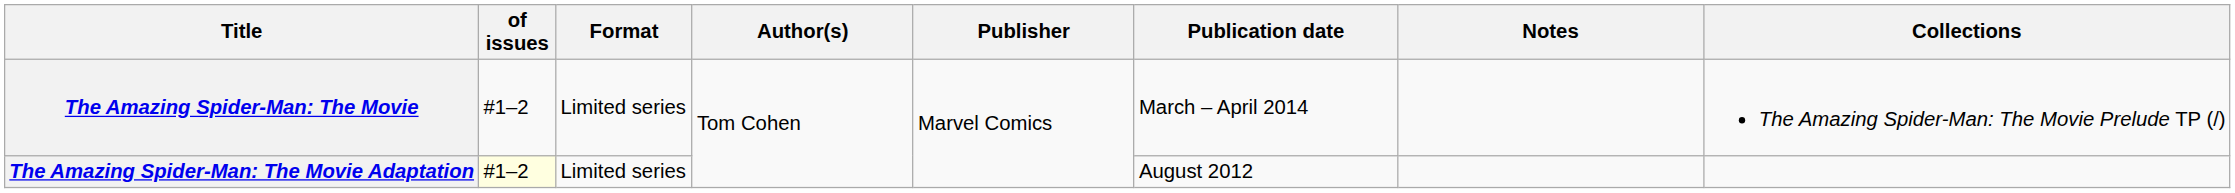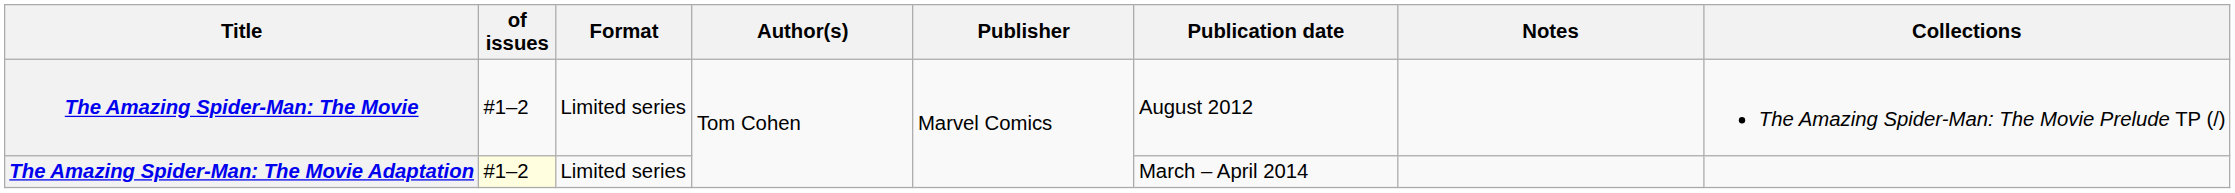(1224, 107) March – April 2014 -> (1196, 107) August 2012
(1196, 171) August 2012 -> (1224, 171) March – April 2014
